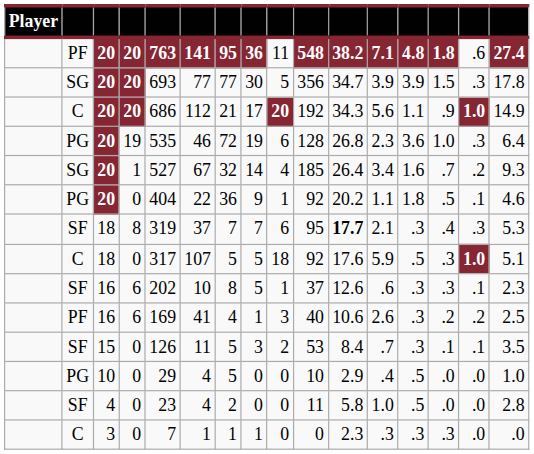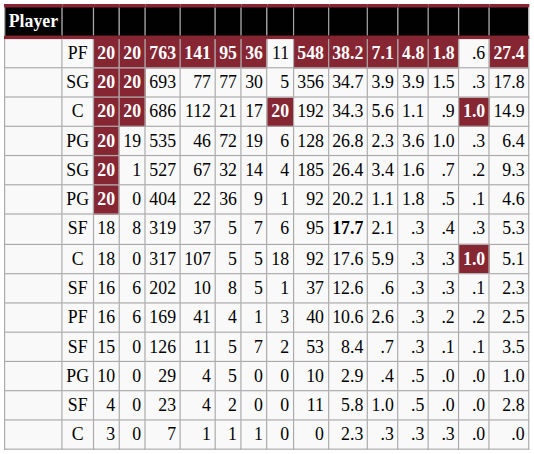(233, 229) 7 -> (233, 229) 5
(418, 258) .5 -> (418, 258) .3
(259, 346) 3 -> (259, 346) 7
